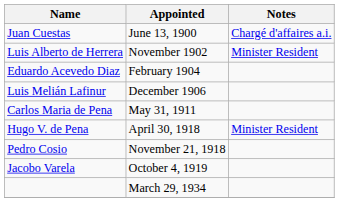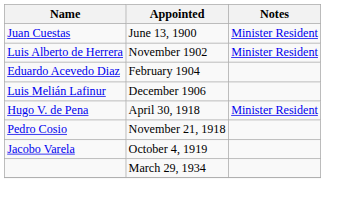(281, 33) Chargé d'affaires a.i. -> (275, 33) Minister Resident
- row: (60, 110)
